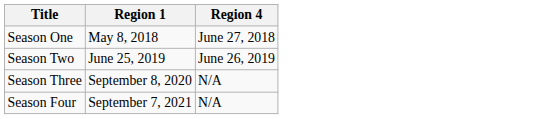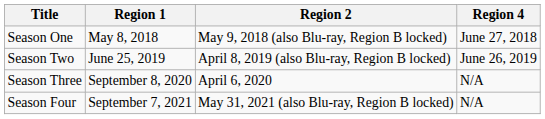+ column: (326, 15)
